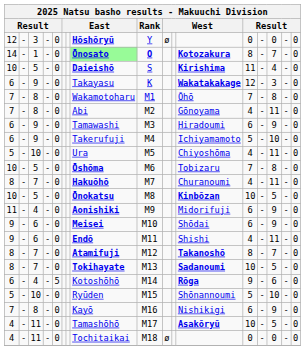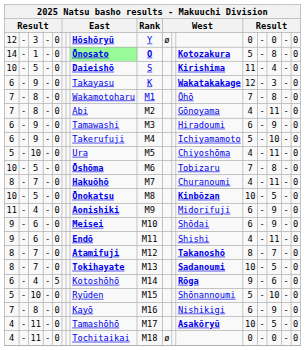(250, 54) 8 -> (250, 54) 5
(274, 54) 7 -> (274, 54) 8
